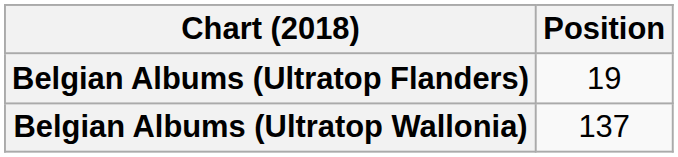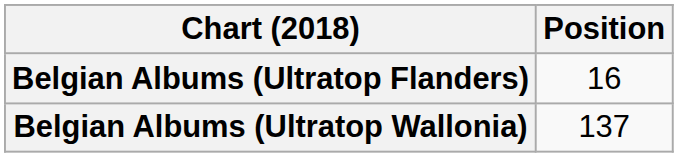(604, 77) 19 -> (604, 77) 16
